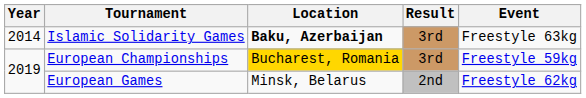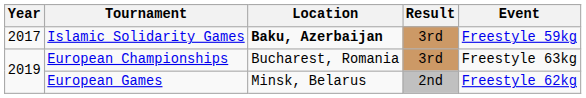(24, 38) 2014 -> (24, 38) 2017
(519, 38) Freestyle 63kg -> (519, 38) Freestyle 59kg
(325, 60) gold background -> (325, 60) no background
(519, 60) Freestyle 59kg -> (519, 60) Freestyle 63kg
